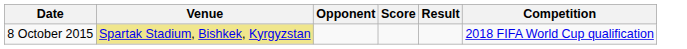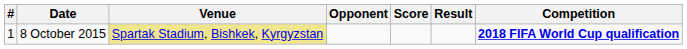+ column: (11, 14)
(560, 34) normal -> (579, 34) bold
